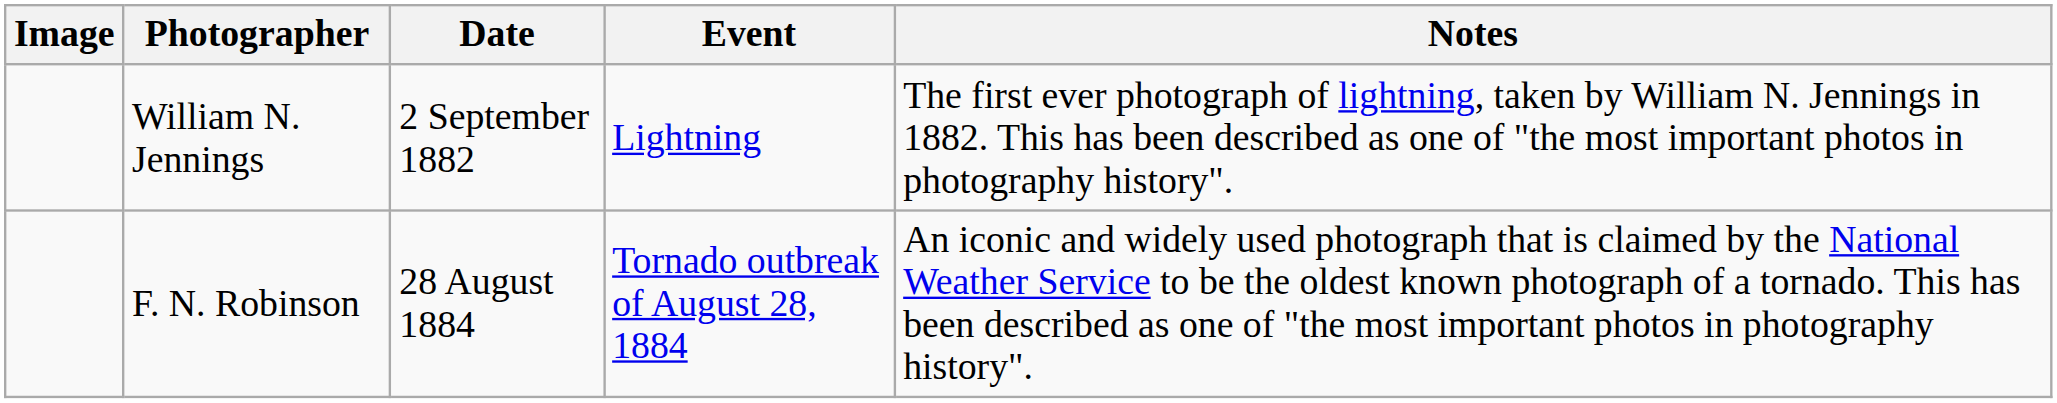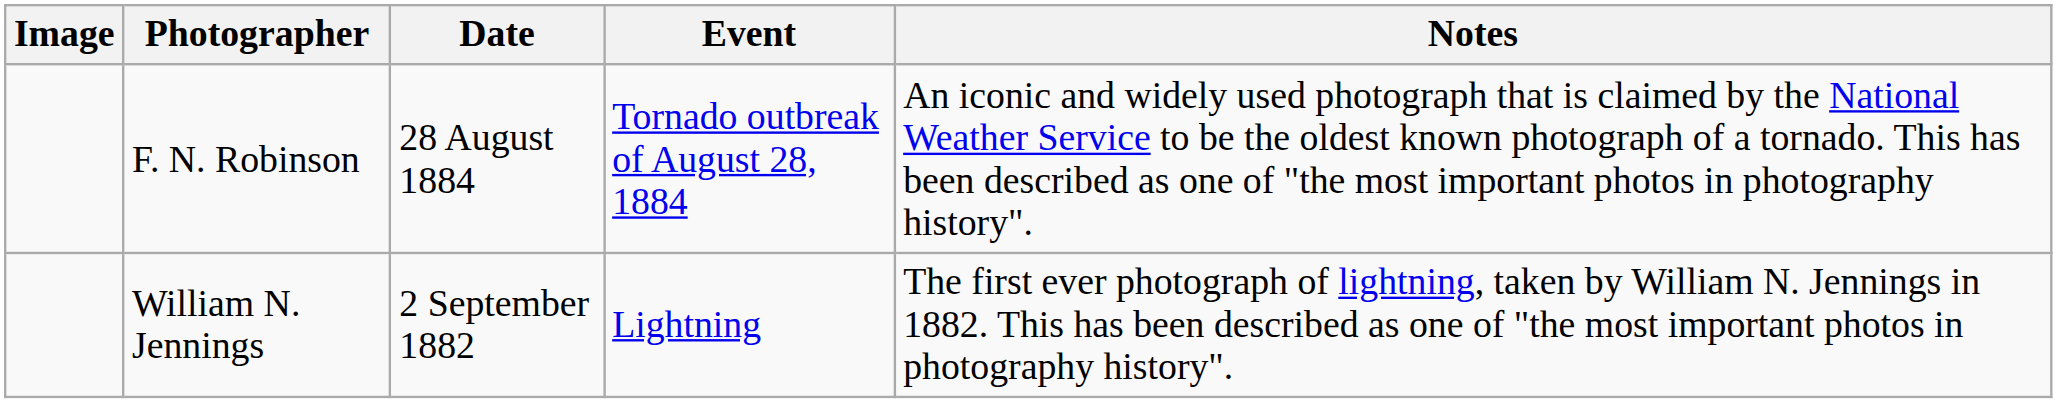rows swapped: (216, 136) <-> (246, 302)
